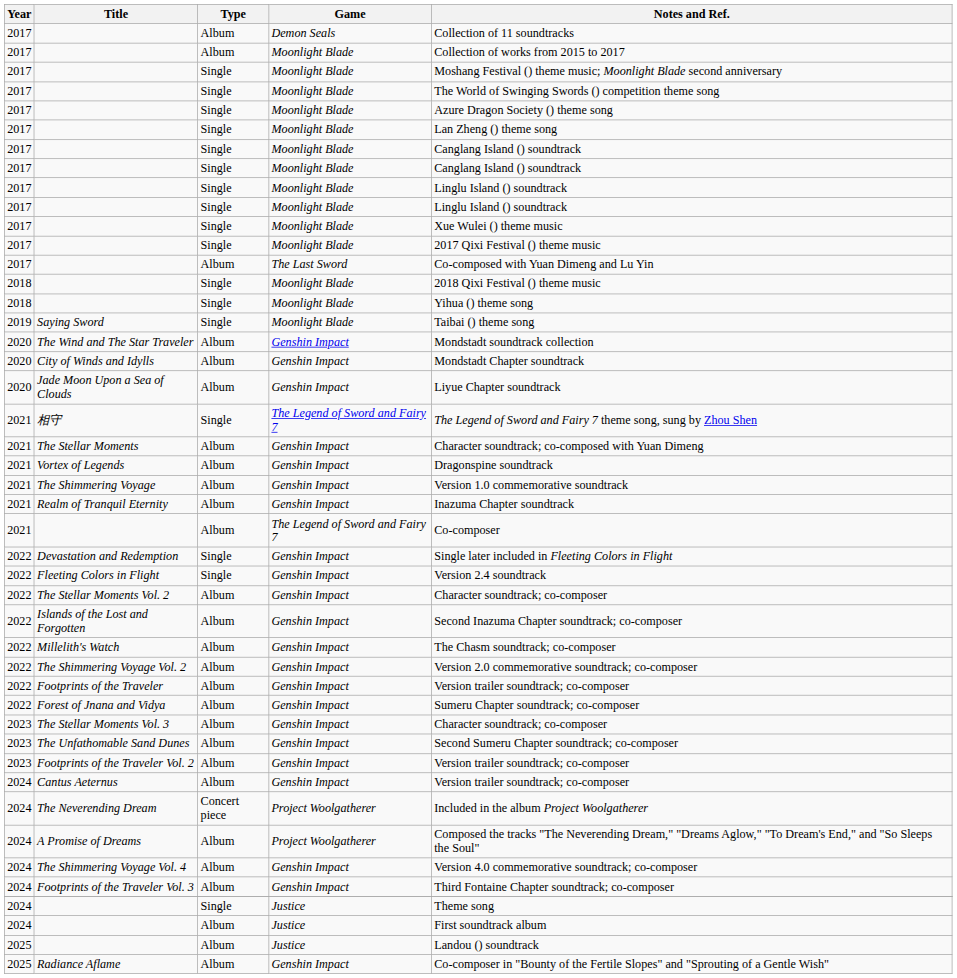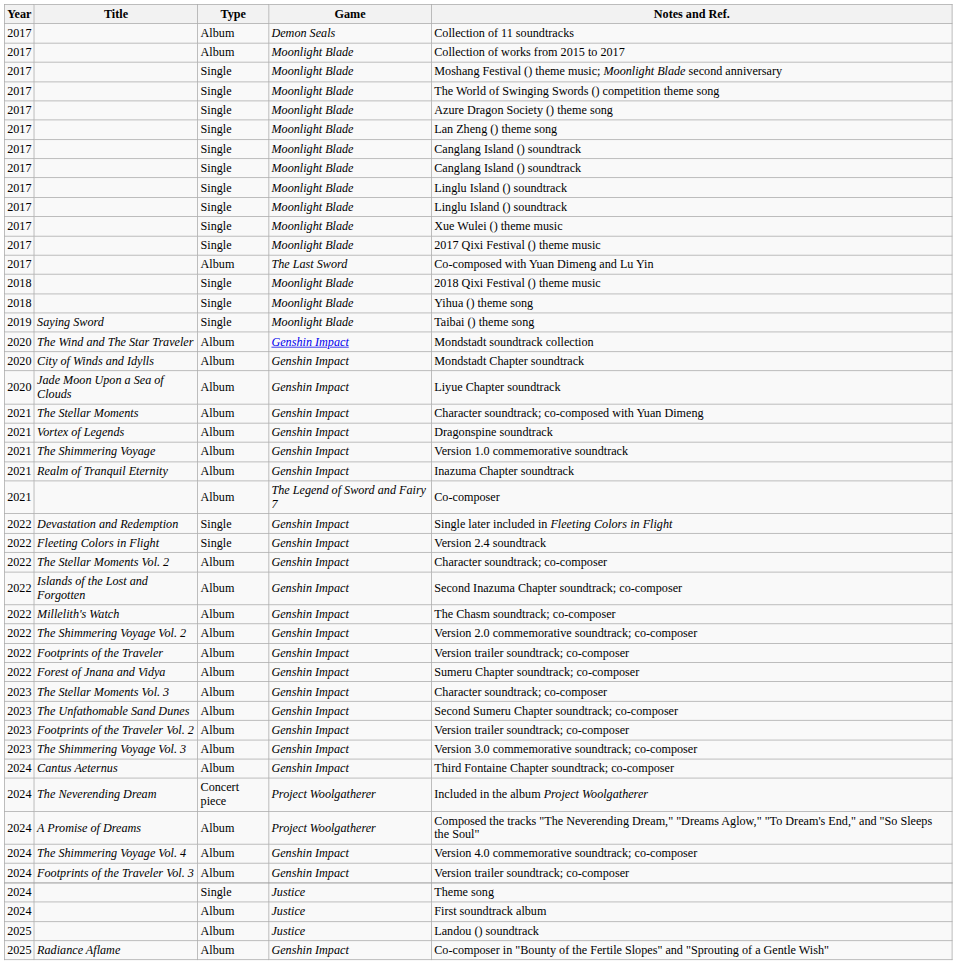- row: (19, 420)
+ row: (19, 749)
(532, 782) Version trailer soundtrack; co-composer -> (554, 768) Third Fontaine Chapter soundtrack; co-composer
(554, 886) Third Fontaine Chapter soundtrack; co-composer -> (532, 873) Version trailer soundtrack; co-composer
